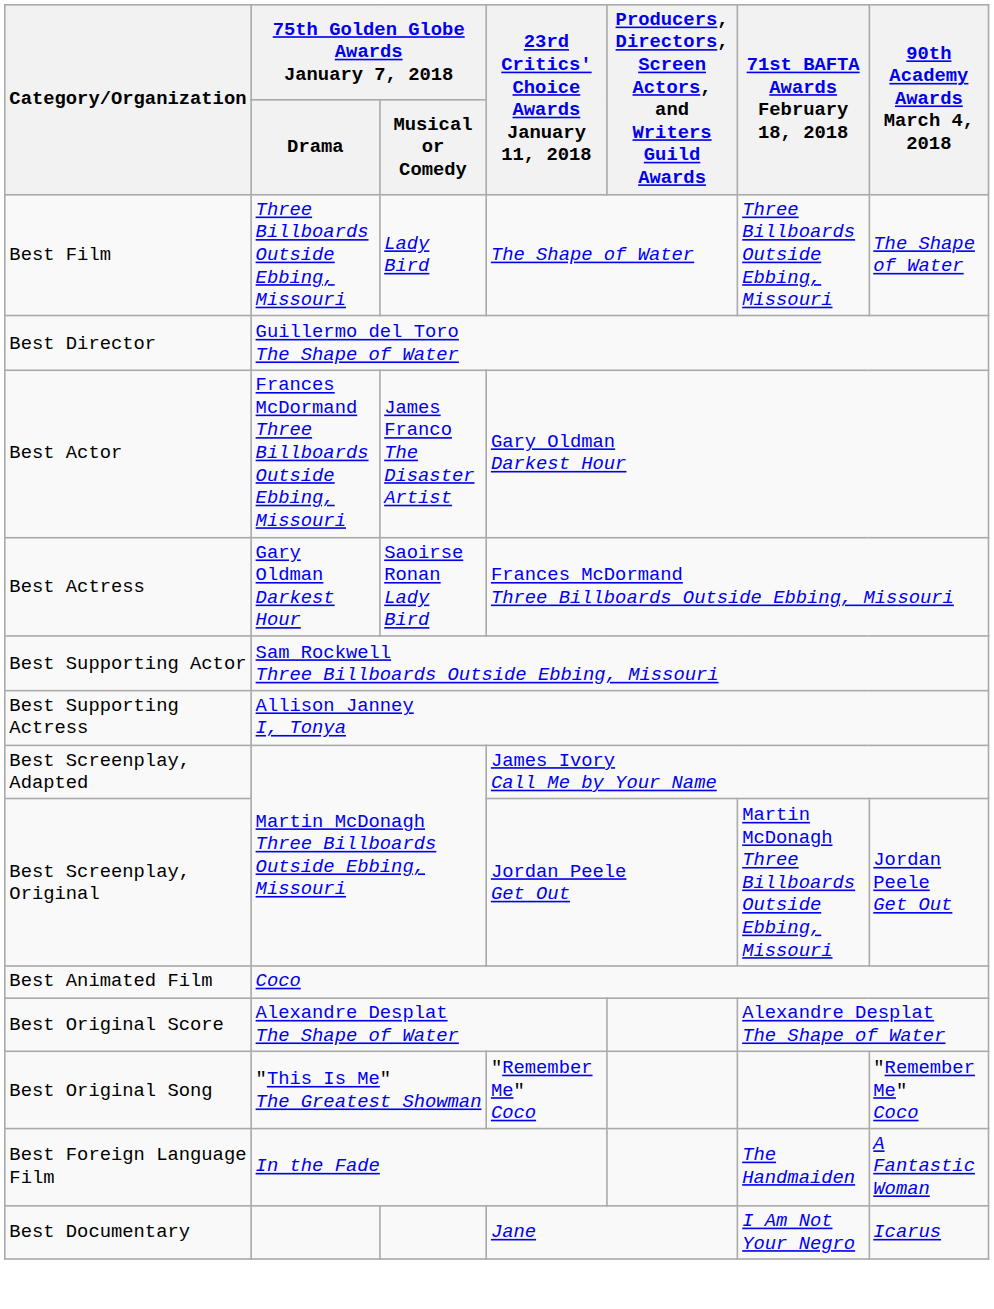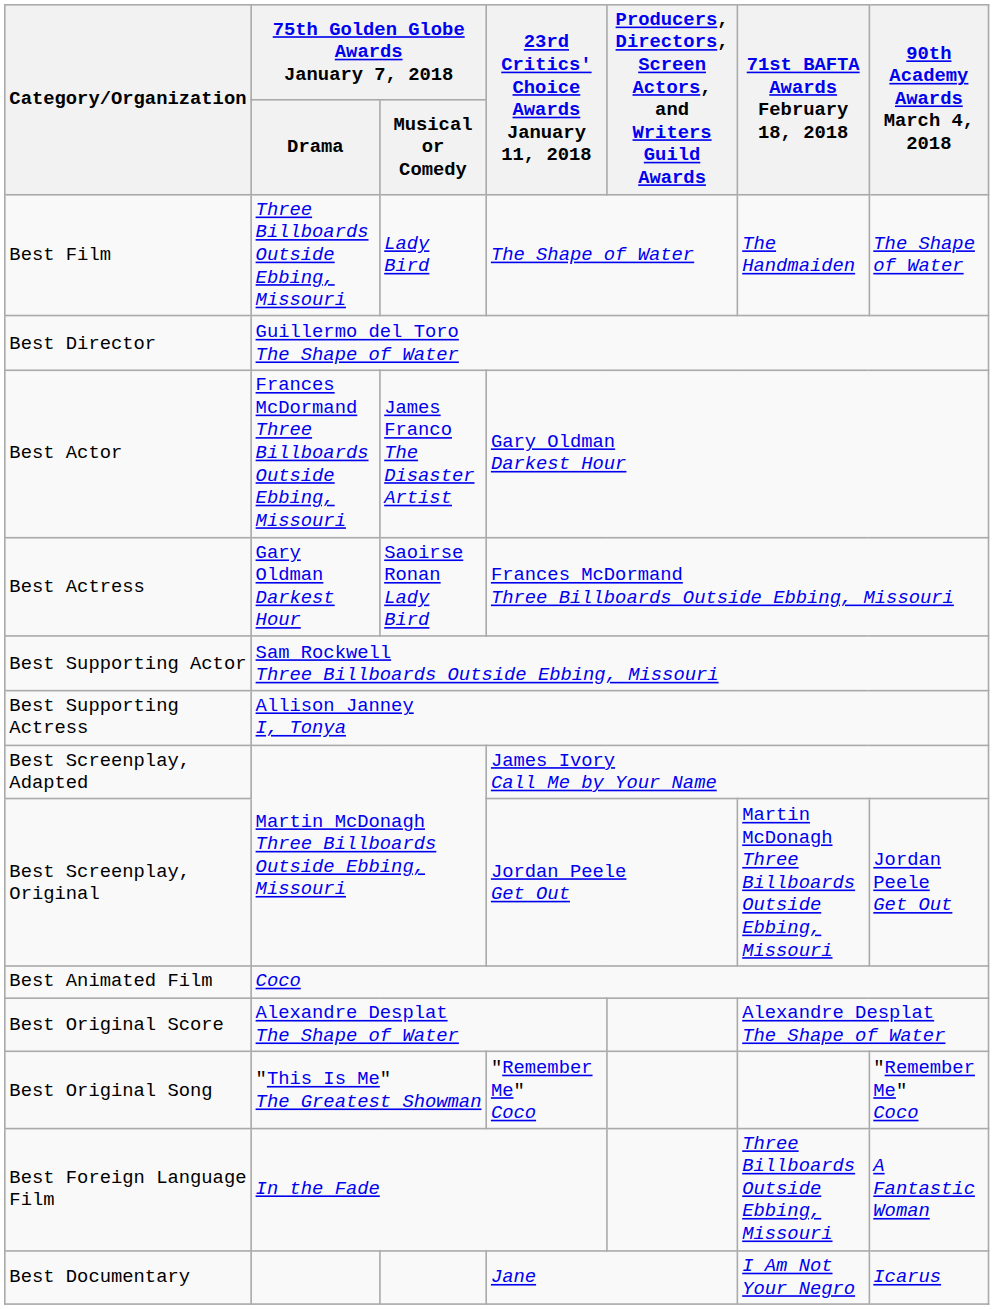(799, 255) Three Billboards Outside Ebbing, Missouri -> (799, 255) The Handmaiden
(799, 1166) The Handmaiden -> (799, 1189) Three Billboards Outside Ebbing, Missouri
